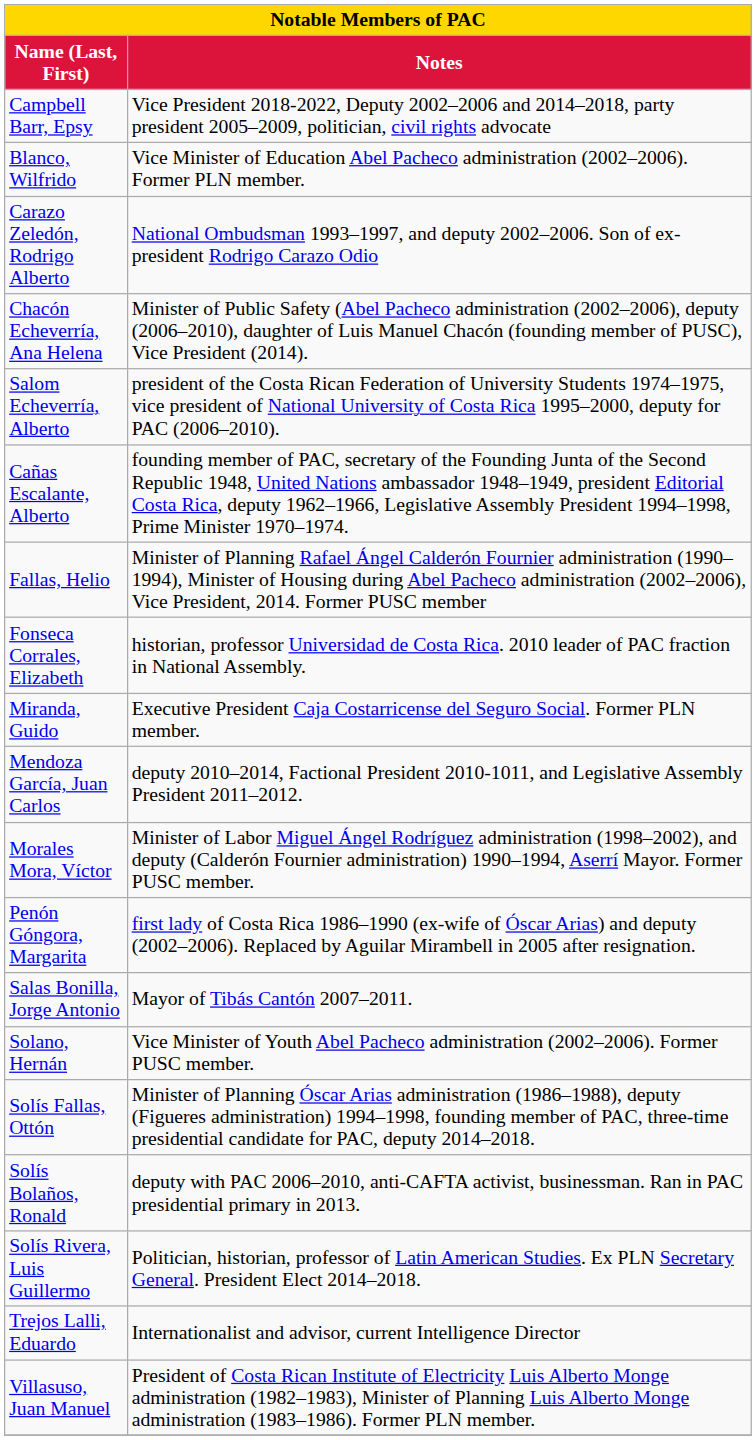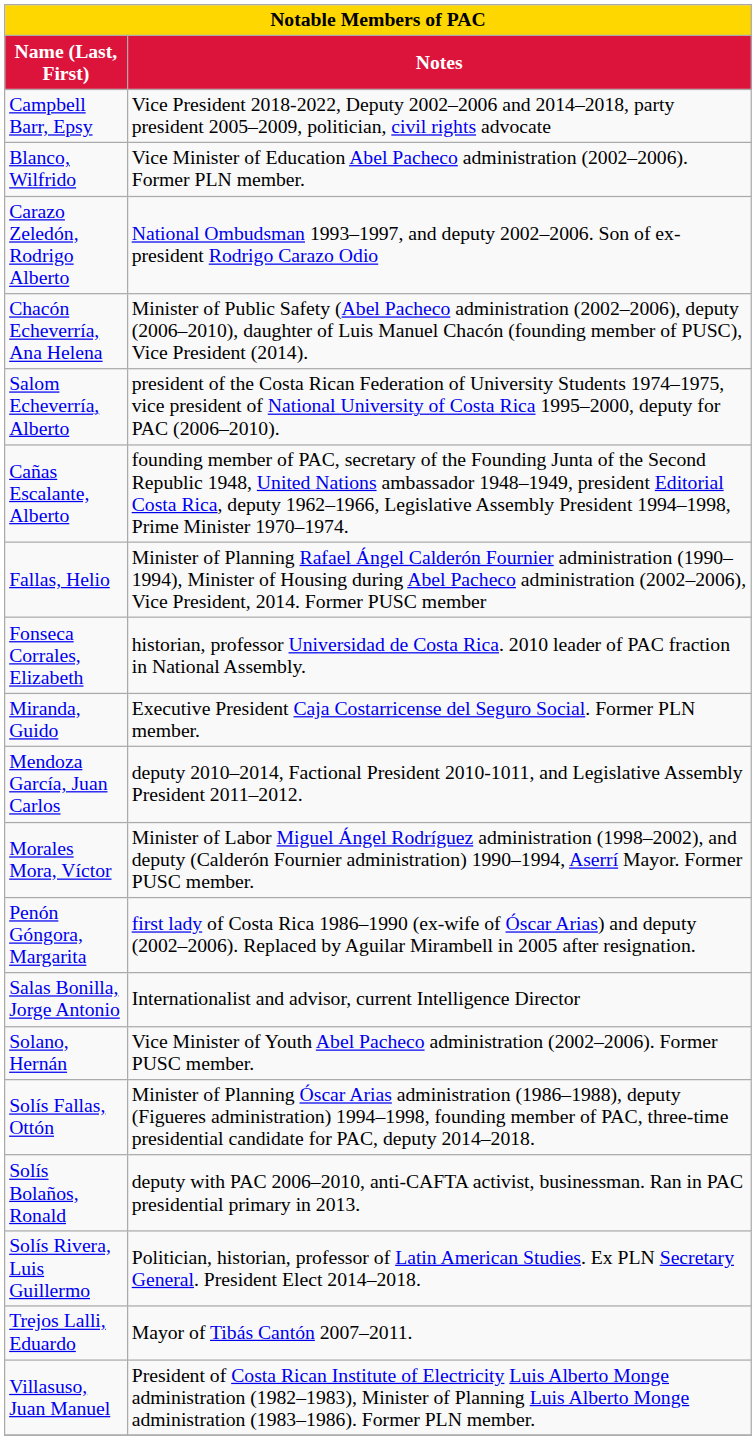(272, 999) Mayor of Tibás Cantón 2007–2011. -> (356, 999) Internationalist and advisor, current Intelligence Director
(356, 1332) Internationalist and advisor, current Intelligence Director -> (272, 1332) Mayor of Tibás Cantón 2007–2011.
